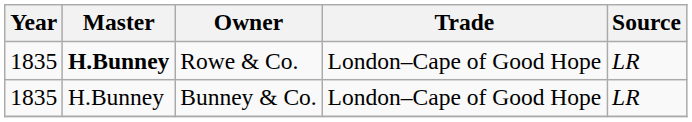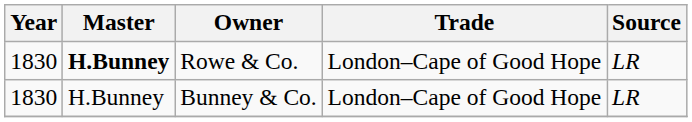(34, 60) 1835 -> (34, 60) 1830
(34, 97) 1835 -> (34, 97) 1830
